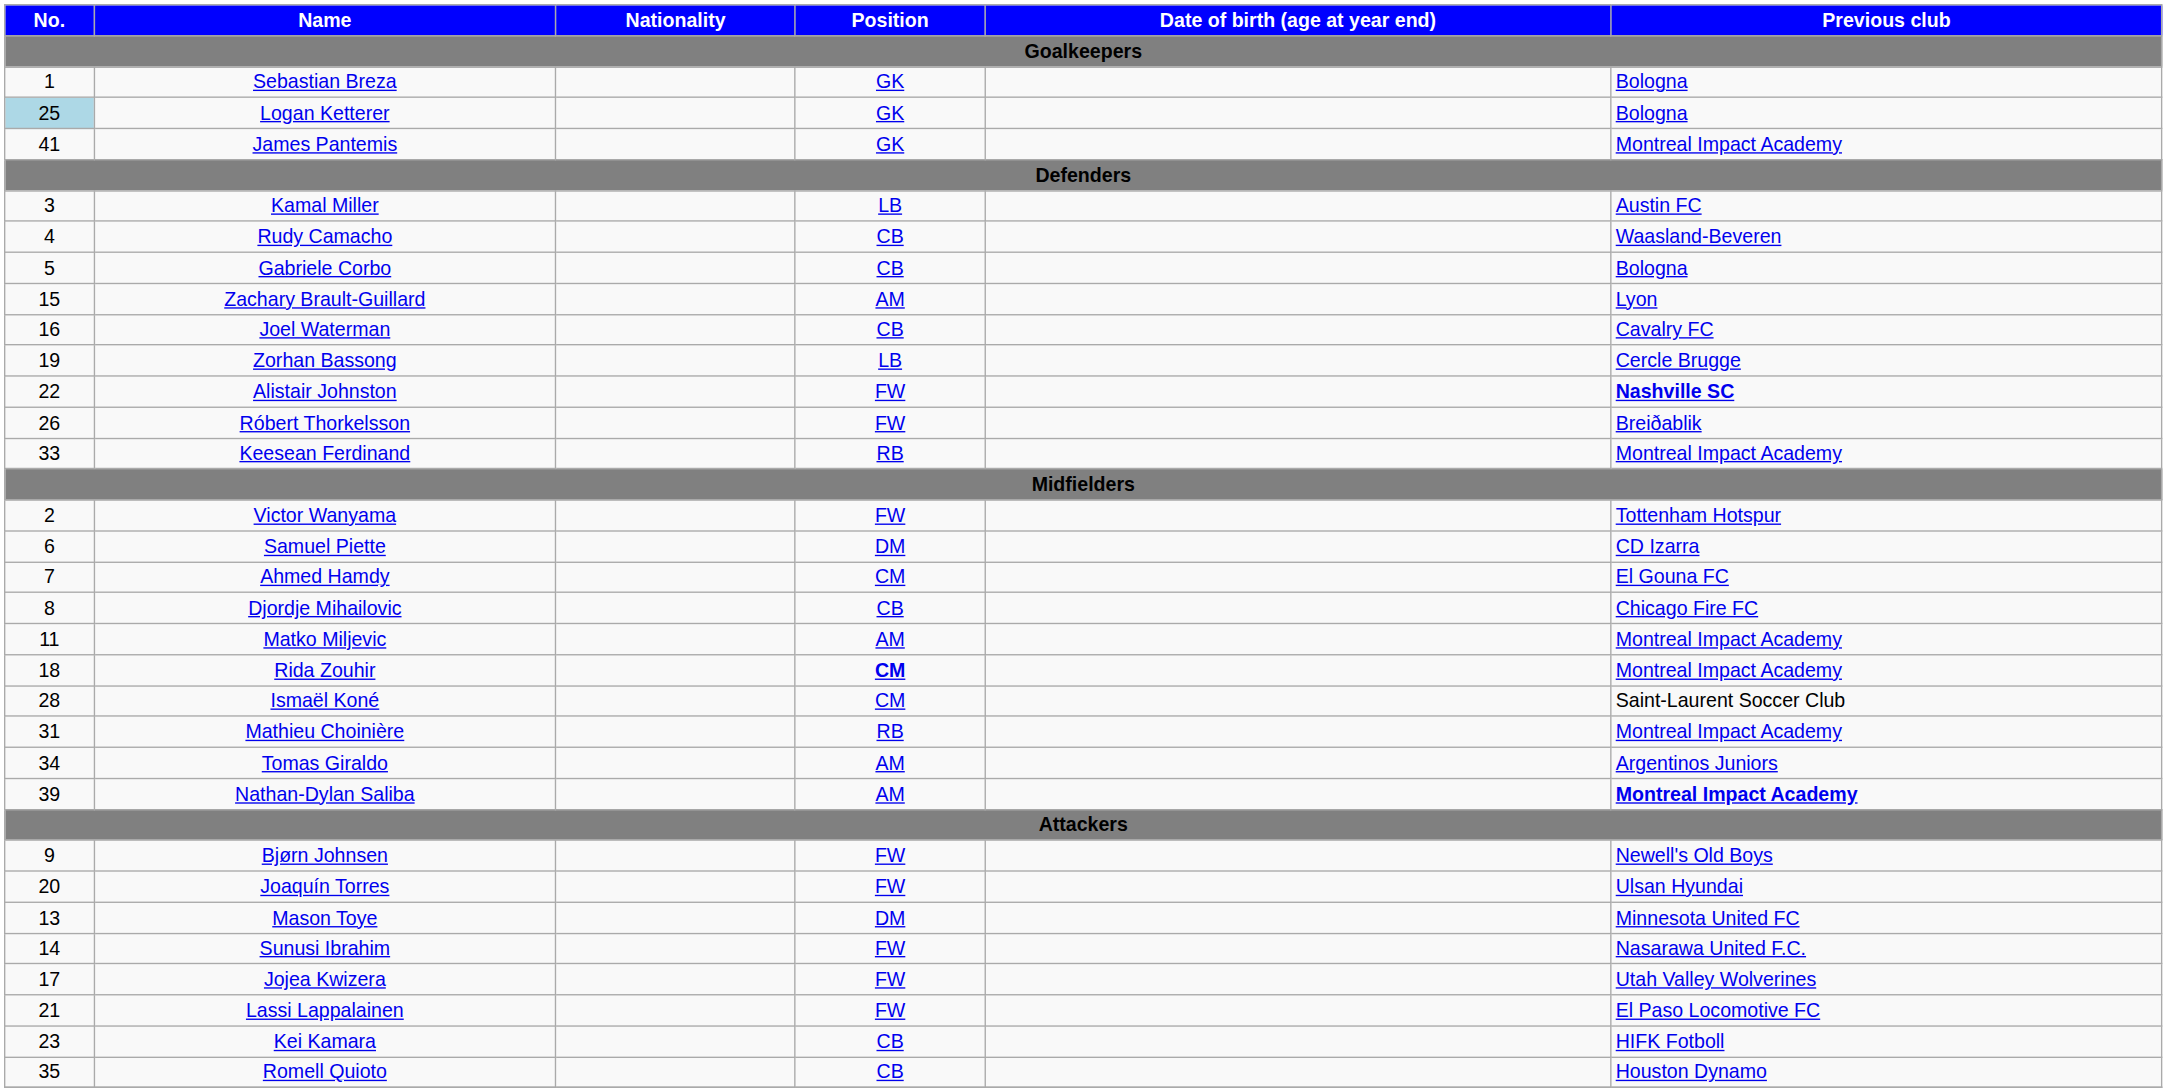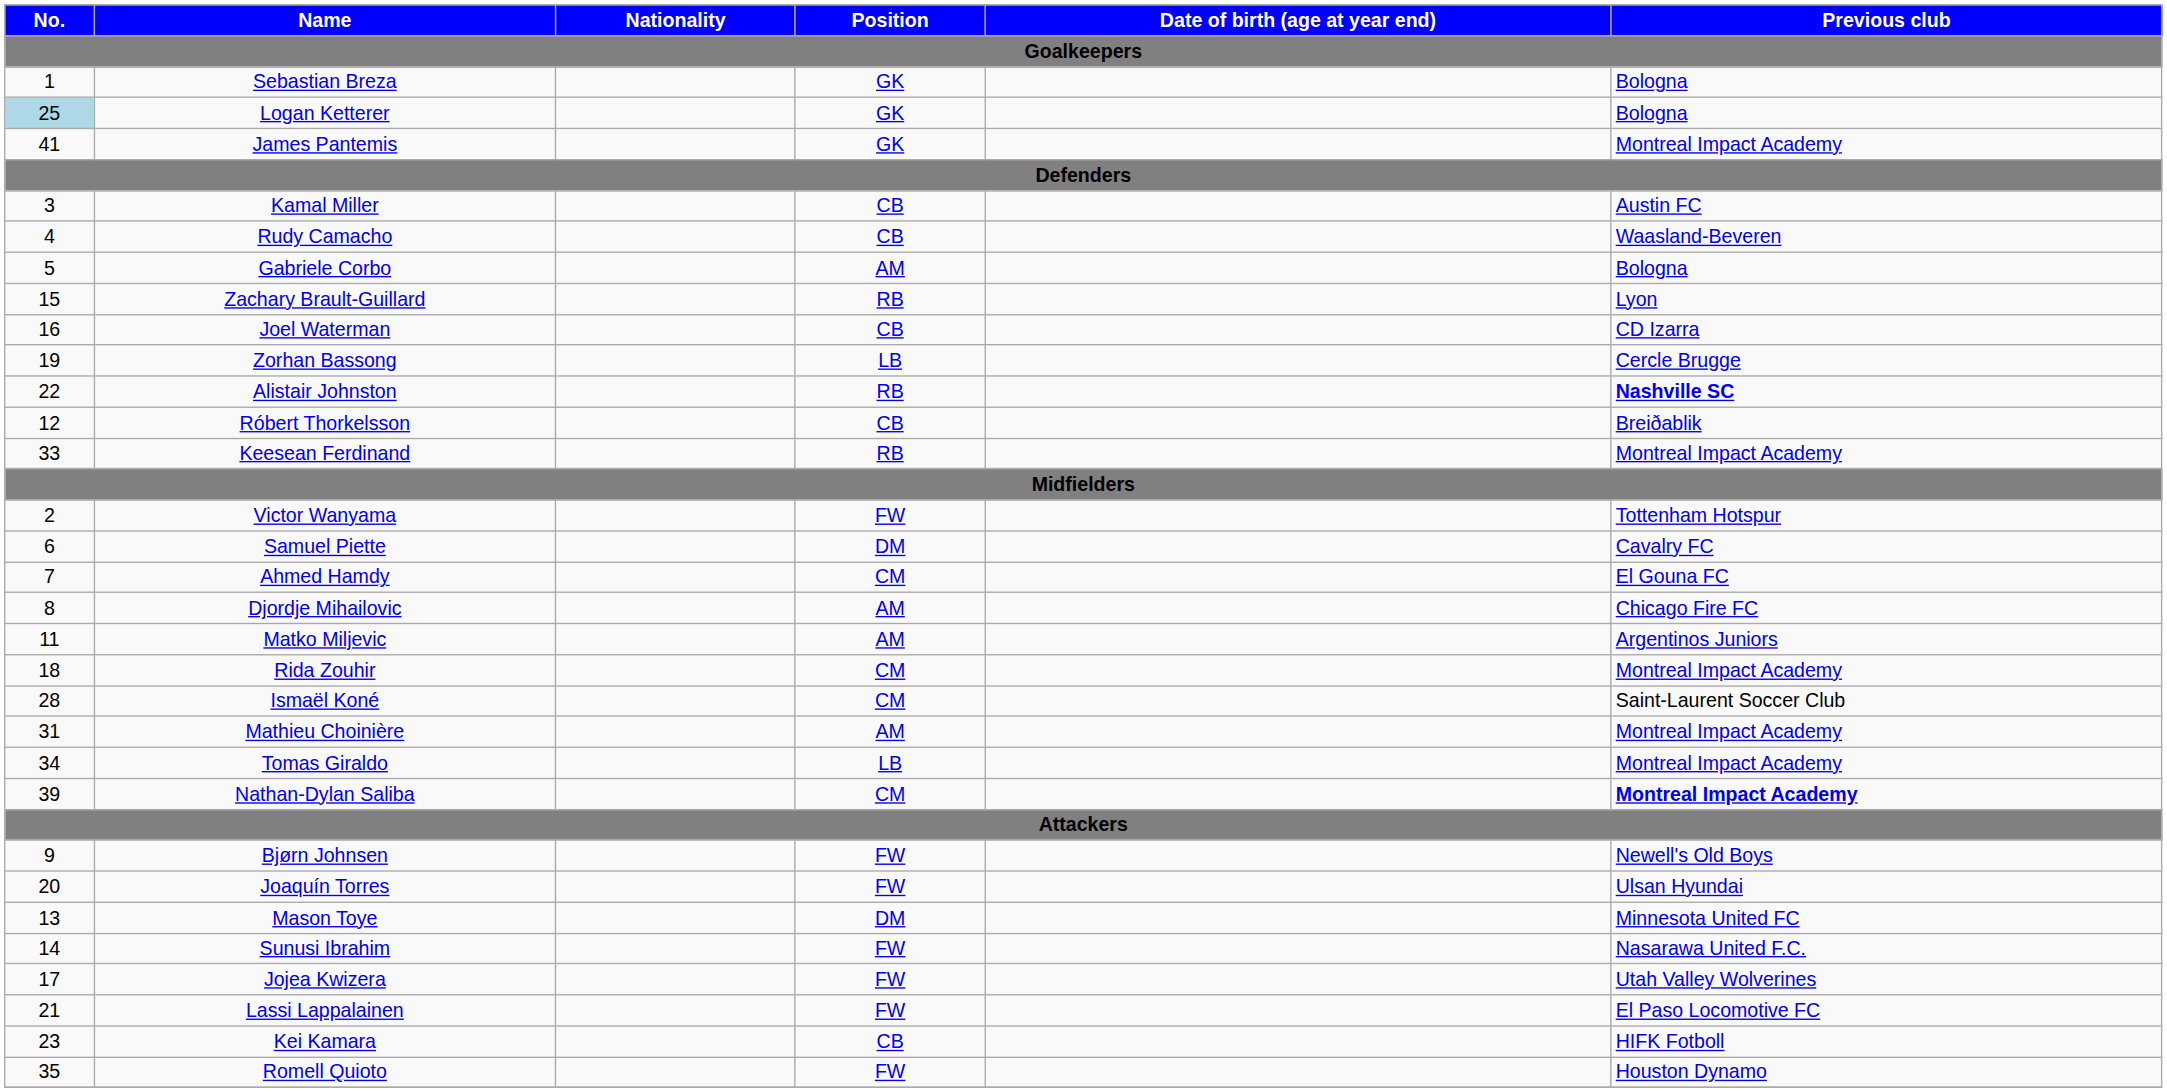(890, 206) LB -> (890, 206) CB
(890, 268) CB -> (890, 268) AM
(890, 299) AM -> (890, 299) RB
(1665, 330) Cavalry FC -> (1658, 330) CD Izarra
(890, 392) FW -> (890, 392) RB
(49, 423) 26 -> (49, 423) 12
(890, 423) FW -> (890, 423) CB
(1658, 547) CD Izarra -> (1665, 547) Cavalry FC
(890, 608) CB -> (890, 608) AM
(1729, 639) Montreal Impact Academy -> (1697, 639) Argentinos Juniors
(890, 670) bold -> (890, 670) normal
(890, 732) RB -> (890, 732) AM
(890, 763) AM -> (890, 763) LB
(1697, 763) Argentinos Juniors -> (1729, 763) Montreal Impact Academy
(890, 794) AM -> (890, 794) CM
(890, 1073) CB -> (890, 1073) FW
